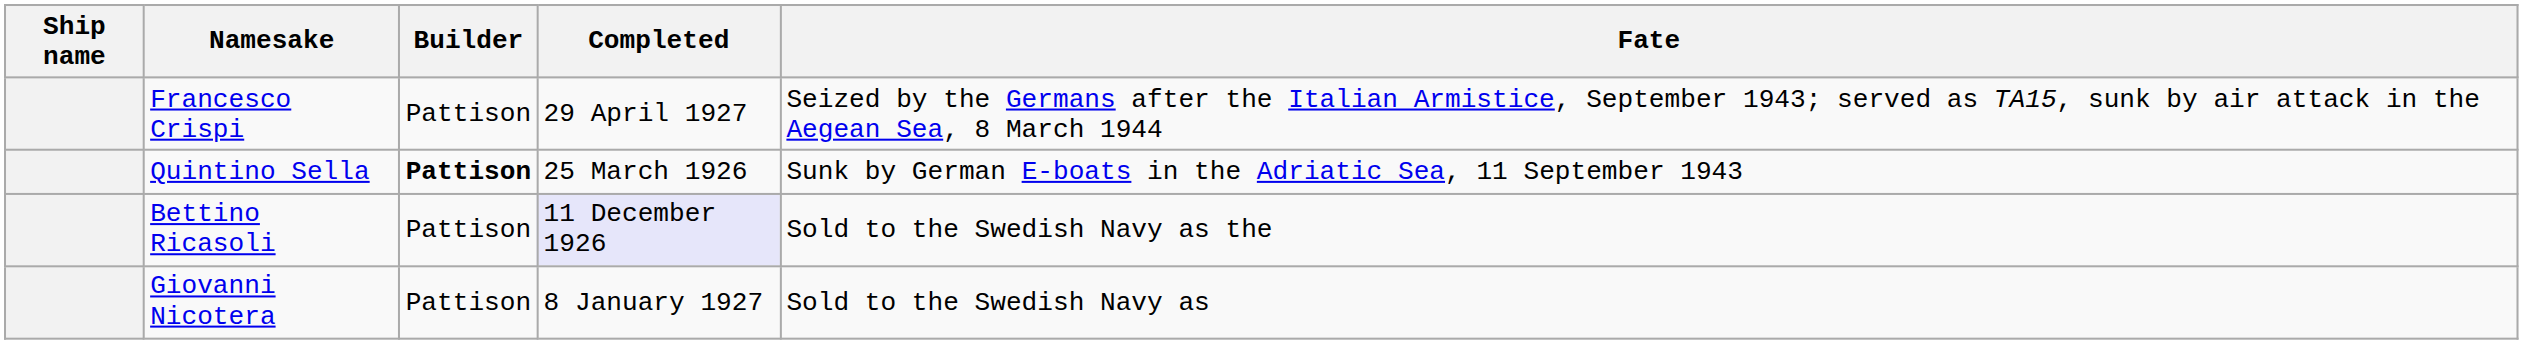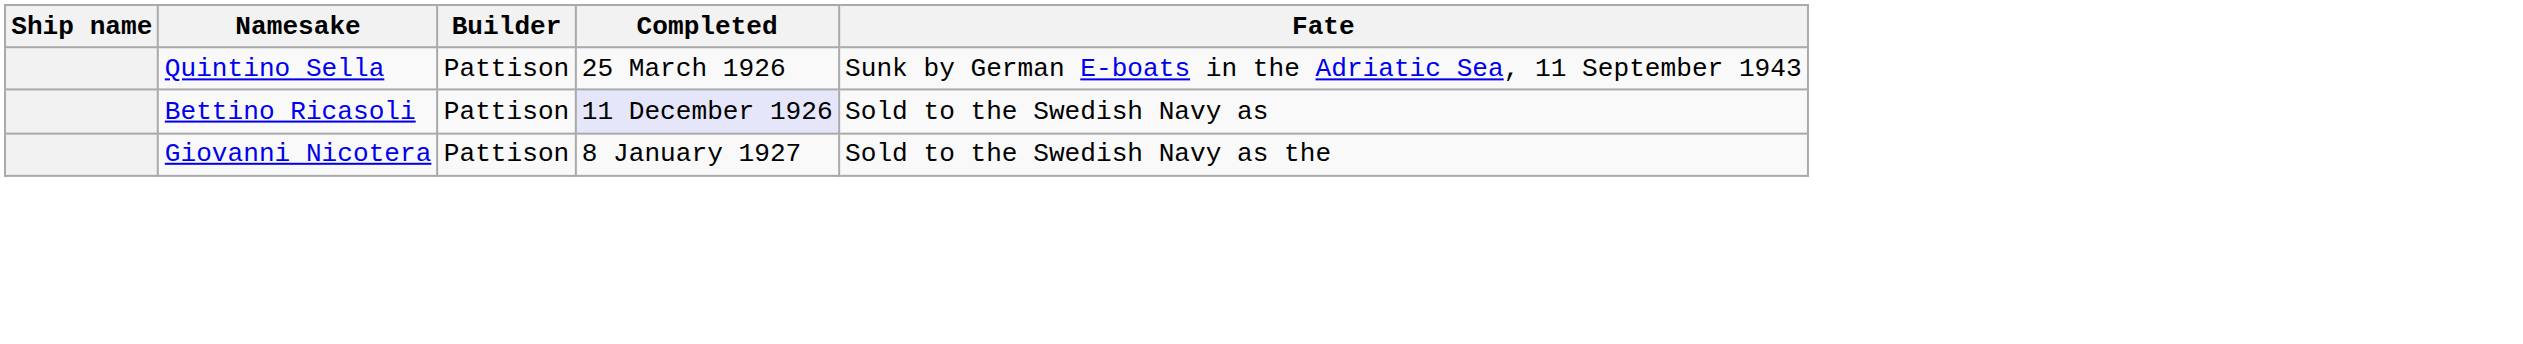- row: (221, 114)
(468, 172) bold -> (507, 69) normal
(1029, 229) Sold to the Swedish Navy as the -> (1057, 111) Sold to the Swedish Navy as
(998, 302) Sold to the Swedish Navy as -> (1088, 154) Sold to the Swedish Navy as the
